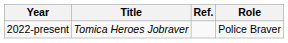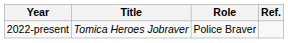columns swapped: (250, 12) <-> (203, 12)
